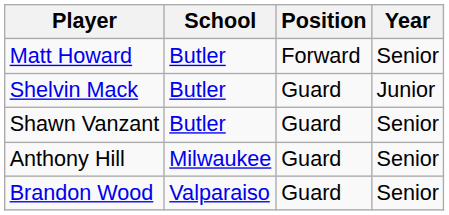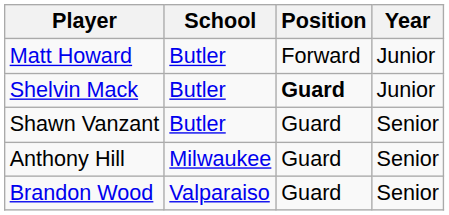(408, 55) Senior -> (406, 55) Junior
(311, 90) normal -> (313, 90) bold
